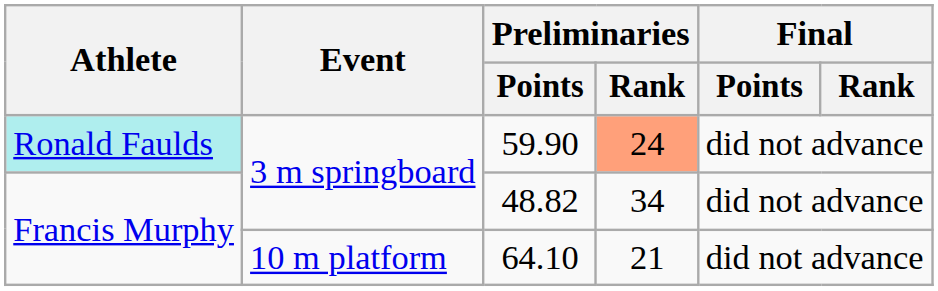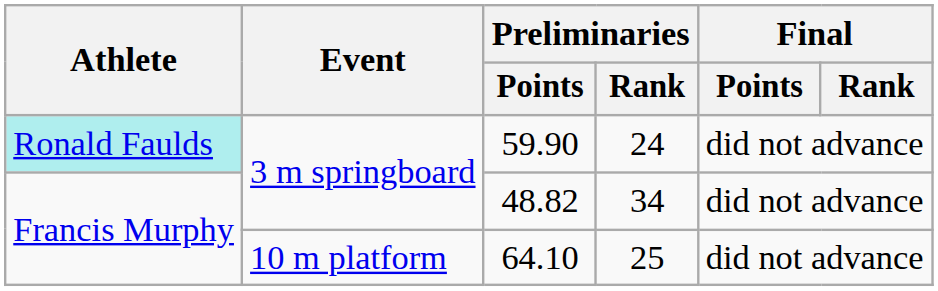(647, 143) lightsalmon background -> (647, 143) no background
(647, 257) 21 -> (647, 257) 25
